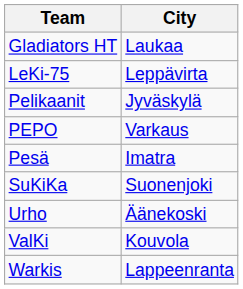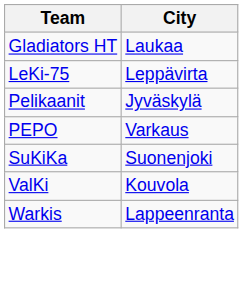- row: (29, 158)
- row: (28, 213)
